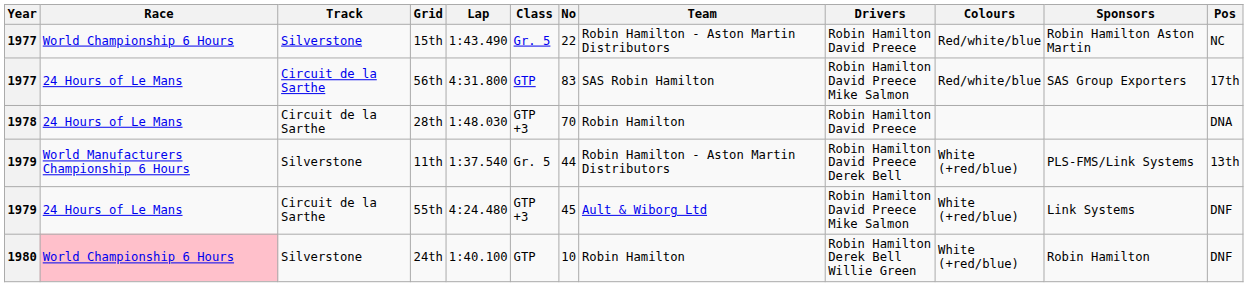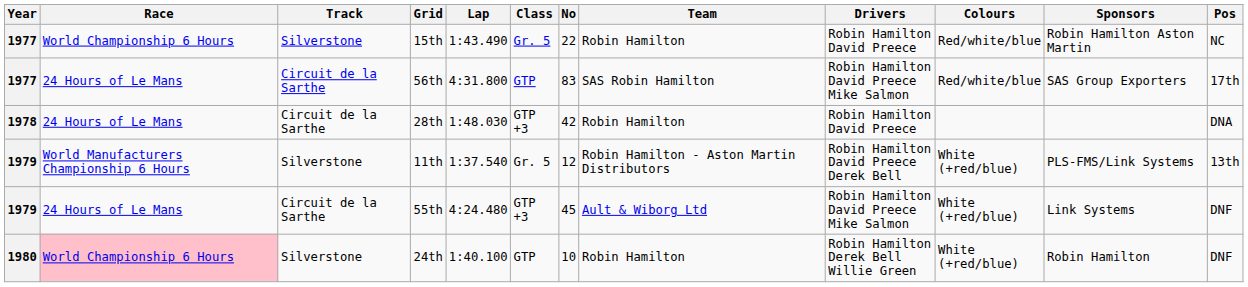(689, 41) Robin Hamilton - Aston Martin Distributors -> (633, 41) Robin Hamilton
(569, 122) 70 -> (569, 122) 42
(569, 163) 44 -> (569, 163) 12
